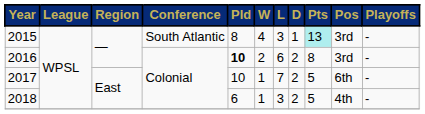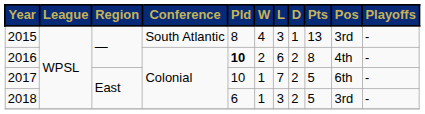(315, 36) paleturquoise background -> (315, 36) no background
(344, 57) 3rd -> (343, 57) 4th
(343, 98) 4th -> (344, 98) 3rd
